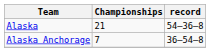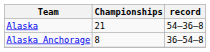(97, 40) 7 -> (97, 40) 8
